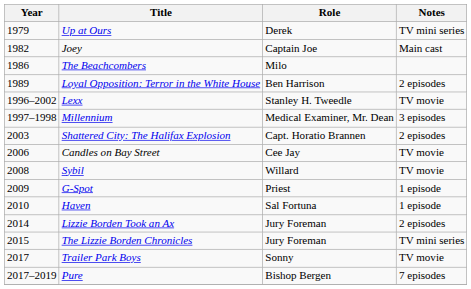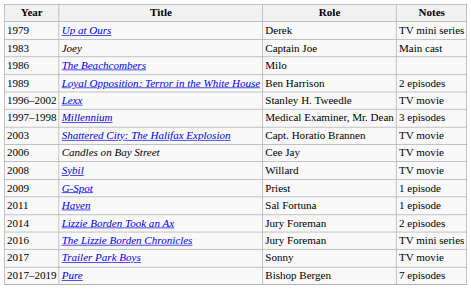(18, 48) 1982 -> (18, 48) 1983
(422, 135) 2 episodes -> (421, 135) TV movie
(18, 205) 2010 -> (18, 205) 2011
(18, 240) 2015 -> (18, 240) 2016
